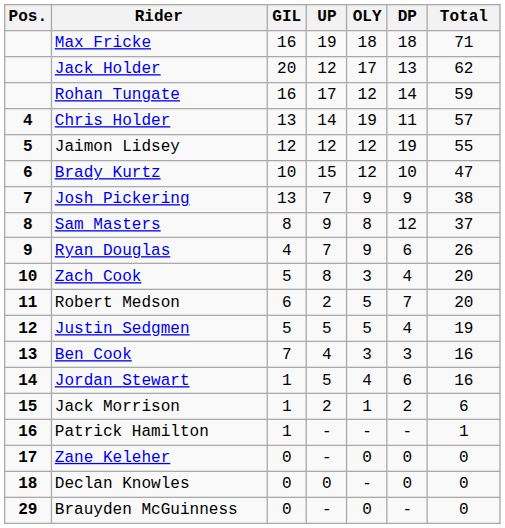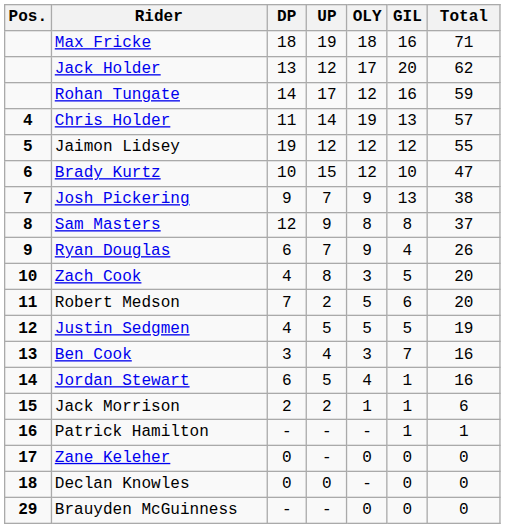columns swapped: (407, 18) <-> (287, 18)
